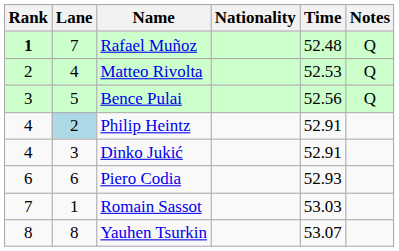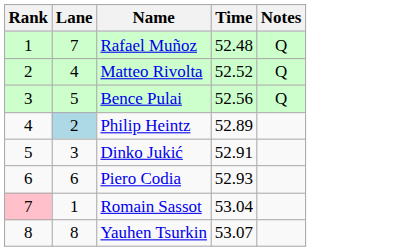- column: (255, 17)
(28, 44) bold -> (28, 44) normal
(323, 71) 52.53 -> (234, 71) 52.52
(323, 125) 52.91 -> (234, 125) 52.89
(28, 152) 4 -> (28, 152) 5
(28, 206) no background -> (28, 206) pink background
(323, 206) 53.03 -> (234, 206) 53.04
